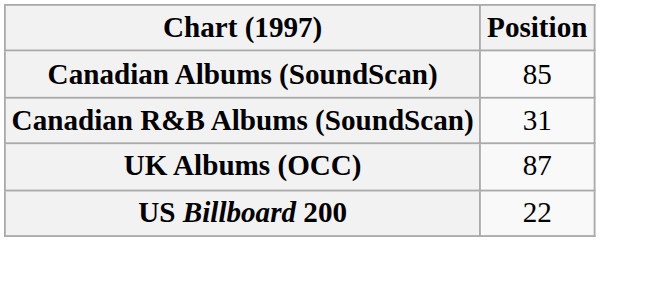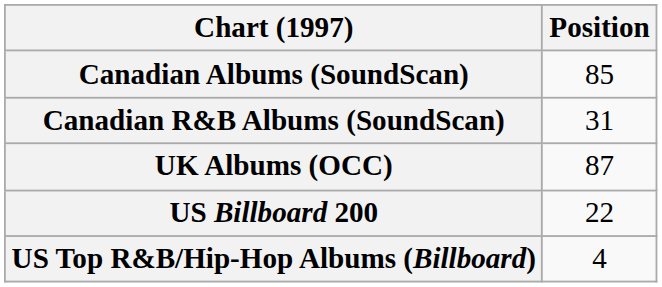+ row: (274, 258)
